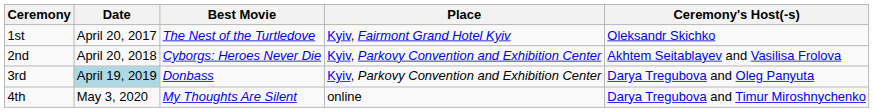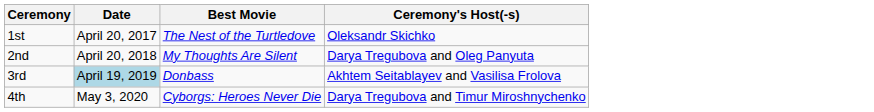- column: (464, 14)
(242, 55) Cyborgs: Heroes Never Die -> (230, 55) My Thoughts Are Silent
(724, 55) Akhtem Seitablayev and Vasilisa Frolova -> (431, 55) Darya Tregubova and Oleg Panyuta
(711, 76) Darya Tregubova and Oleg Panyuta -> (444, 76) Akhtem Seitablayev and Vasilisa Frolova
(230, 96) My Thoughts Are Silent -> (242, 96) Cyborgs: Heroes Never Die
